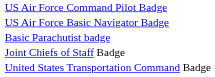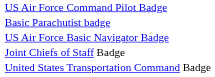rows swapped: (87, 22) <-> (58, 37)
